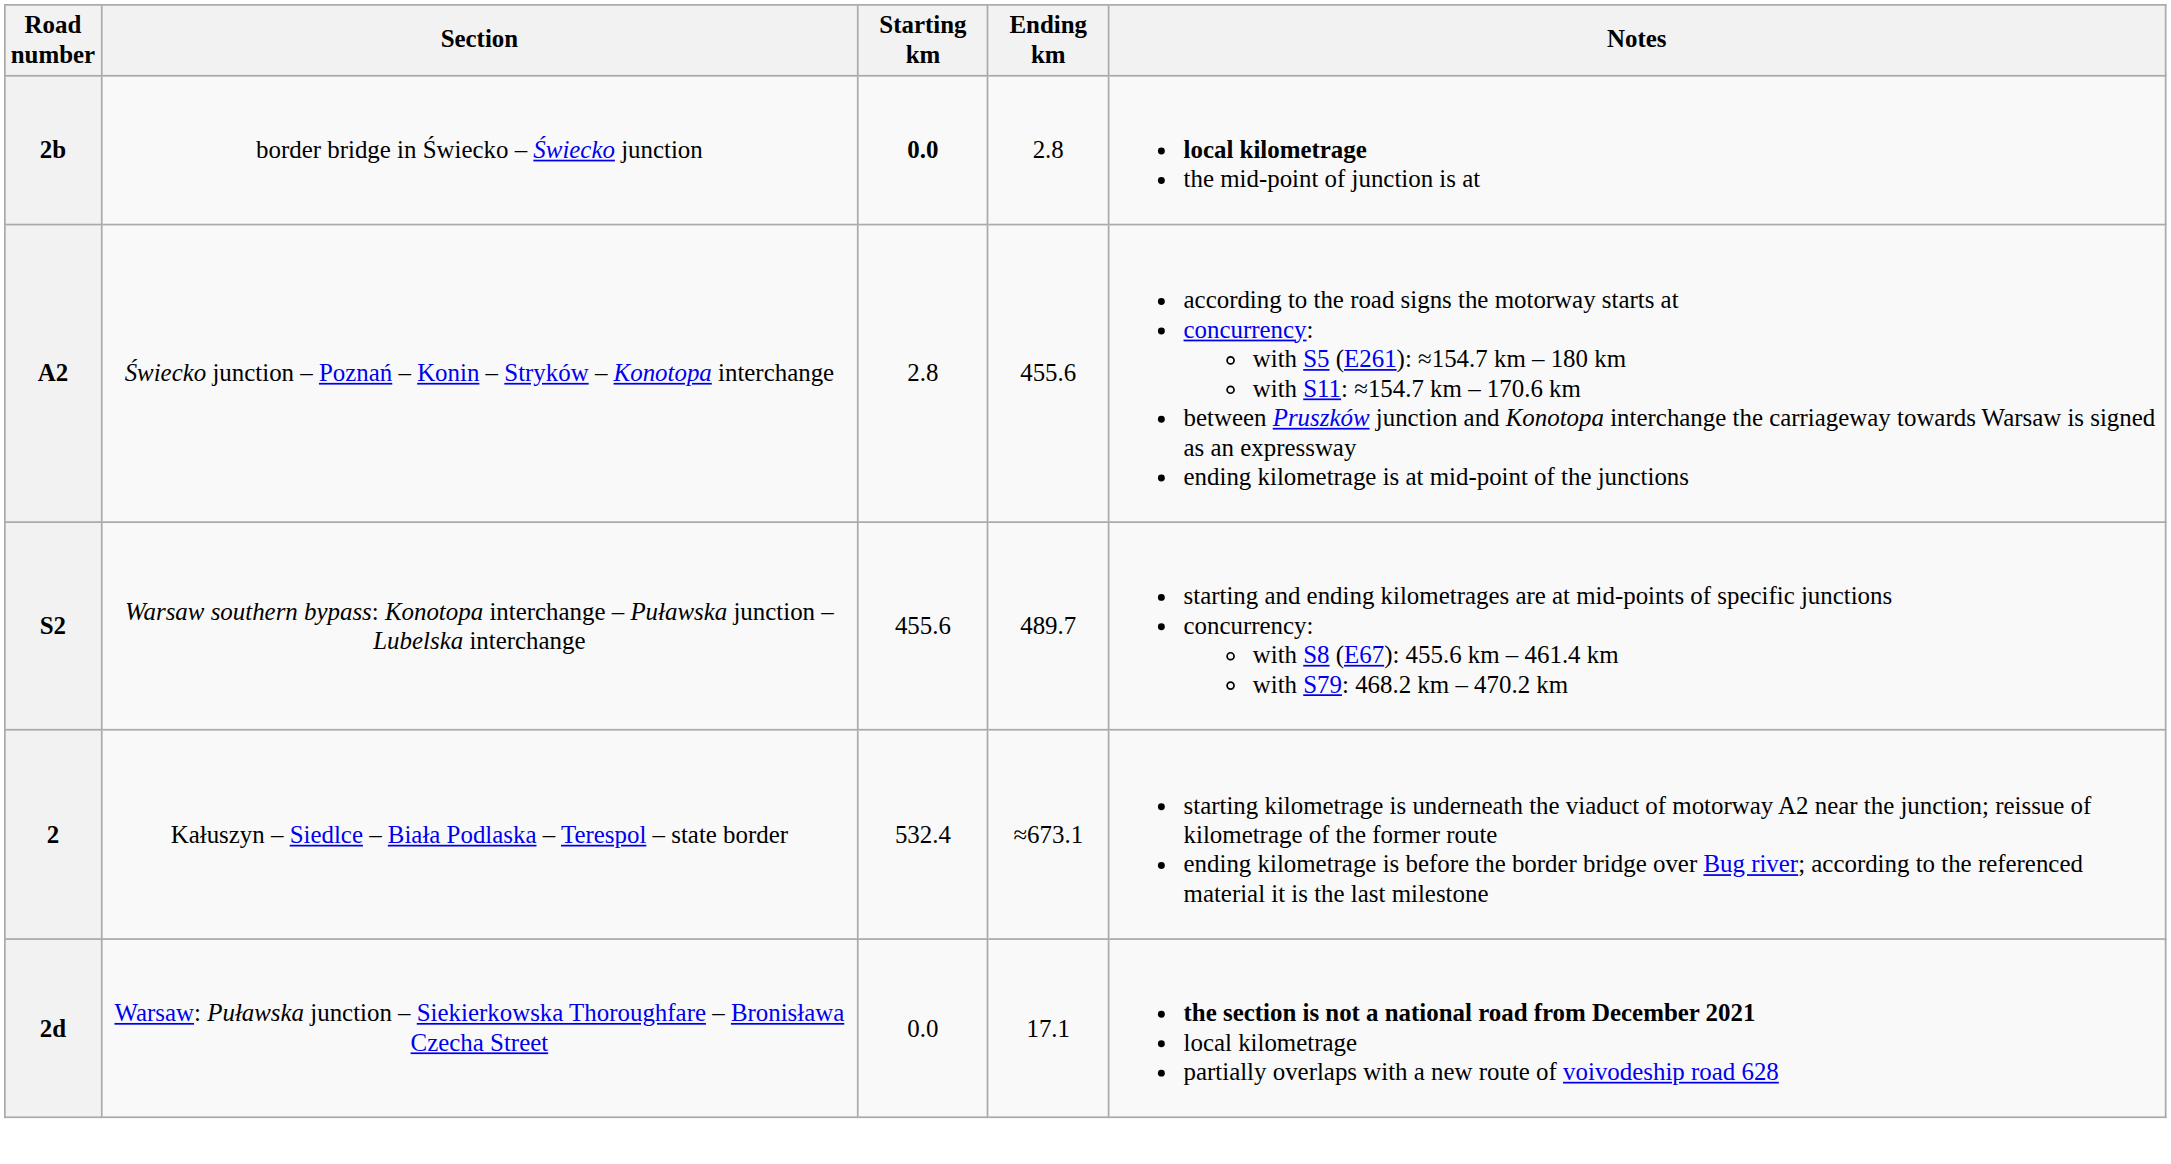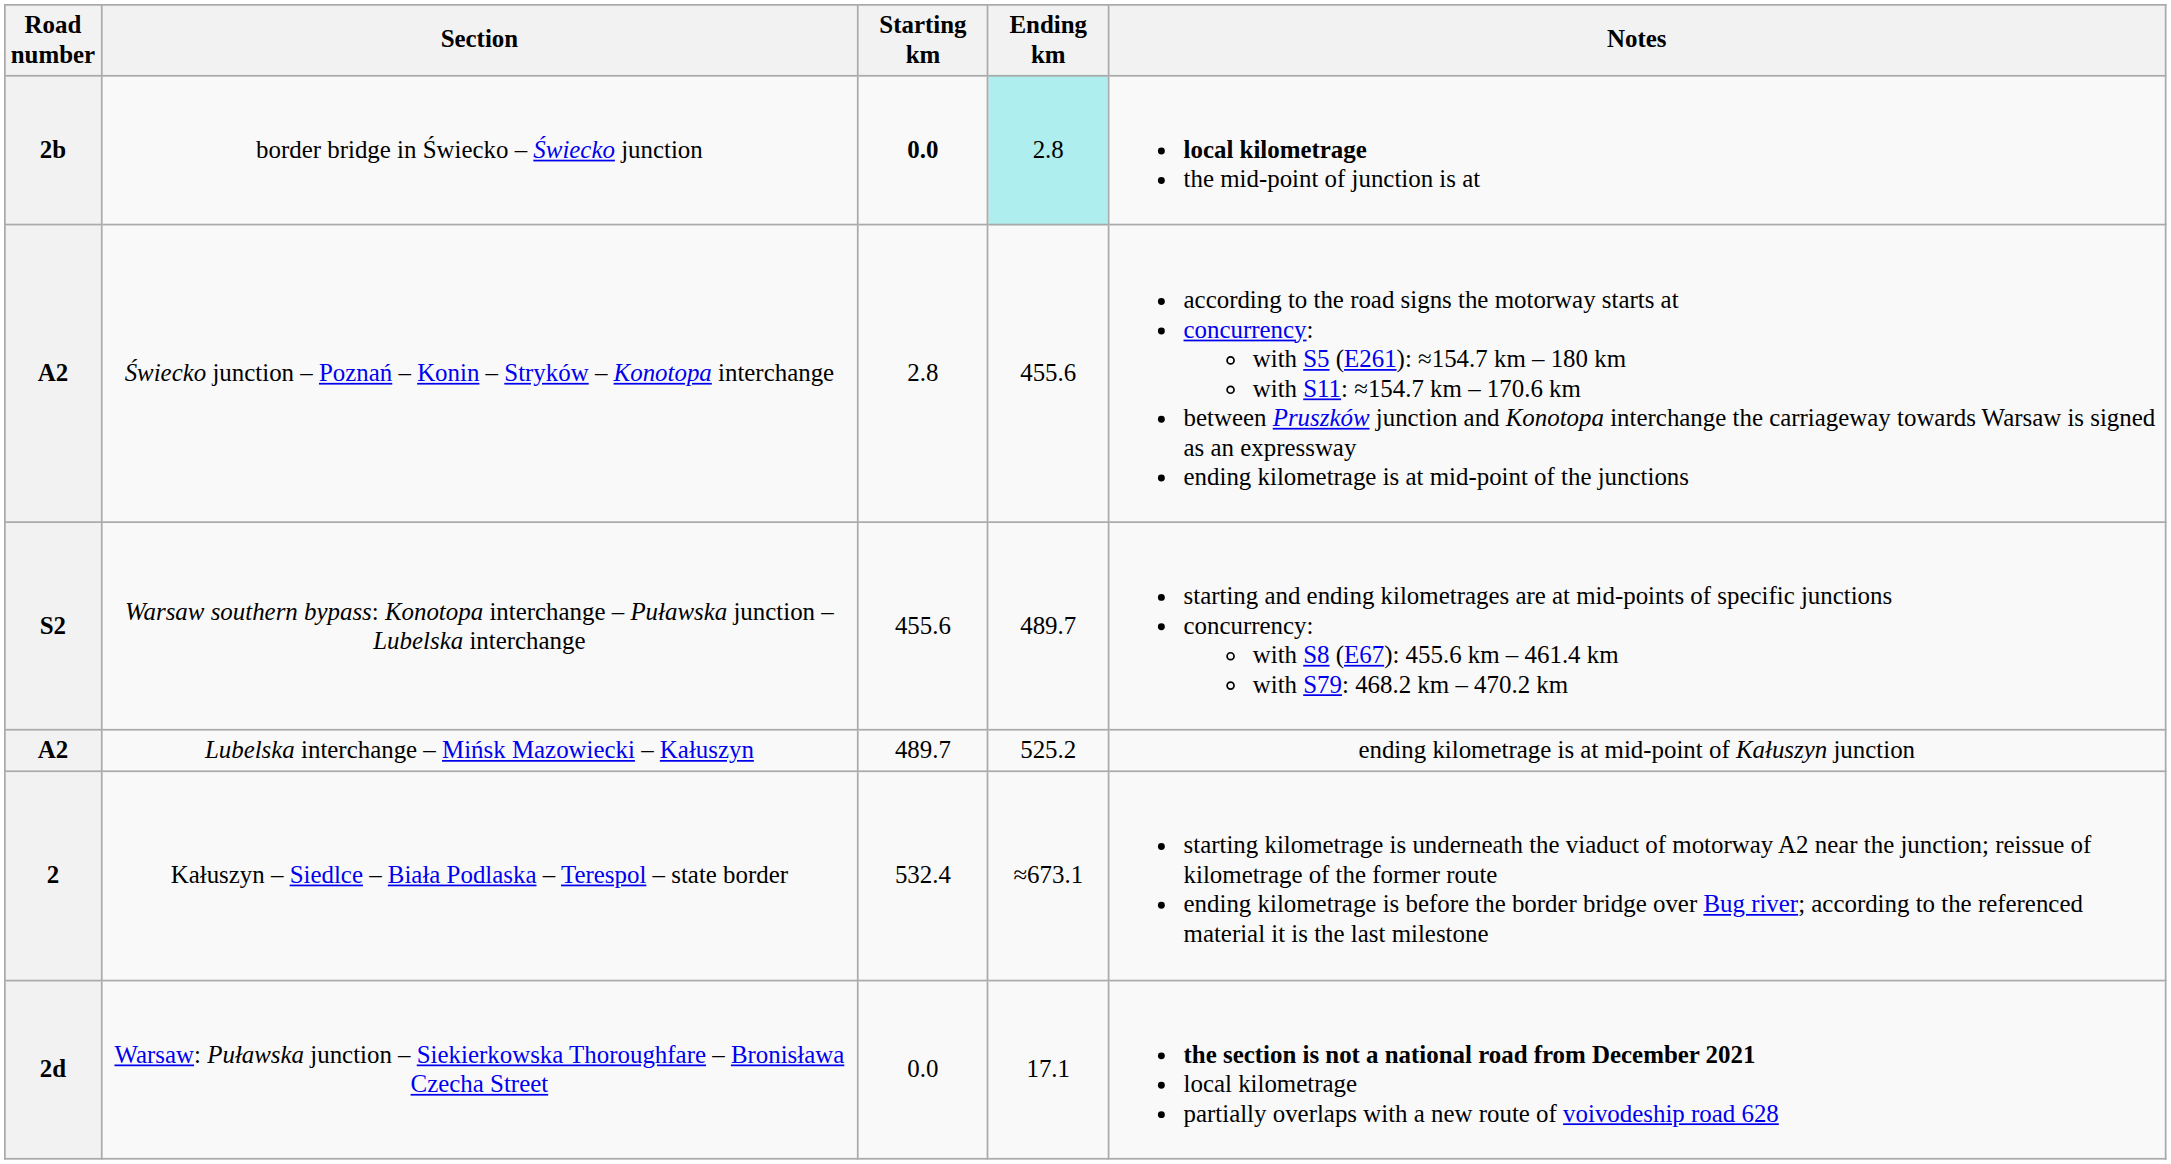(1048, 150) no background -> (1048, 150) paleturquoise background
+ row: (479, 750)
